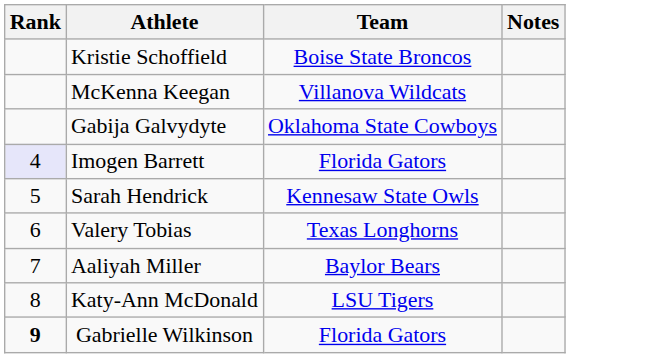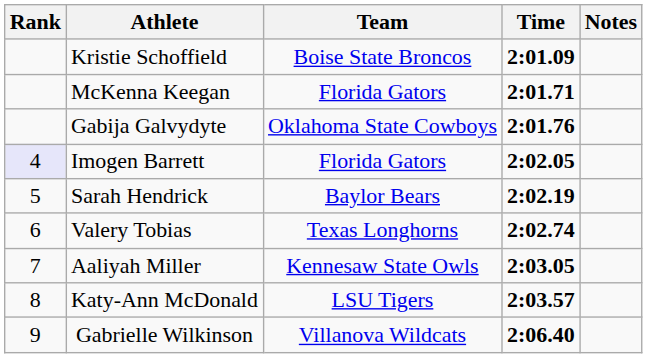+ column: (541, 21)
(382, 91) Villanova Wildcats -> (382, 91) Florida Gators
(382, 195) Kennesaw State Owls -> (382, 195) Baylor Bears
(382, 265) Baylor Bears -> (382, 265) Kennesaw State Owls
(35, 334) bold -> (35, 334) normal
(382, 334) Florida Gators -> (382, 334) Villanova Wildcats
